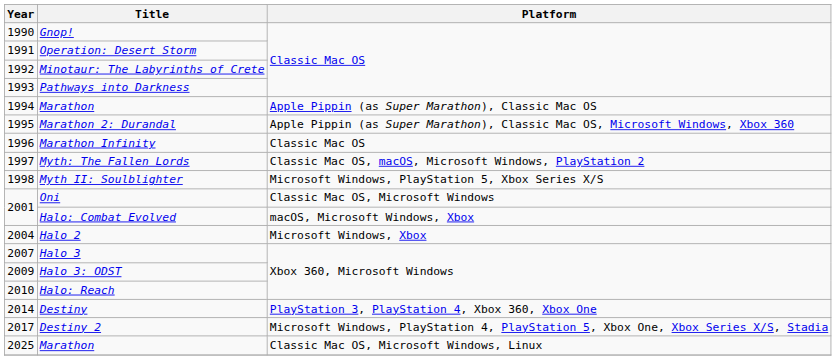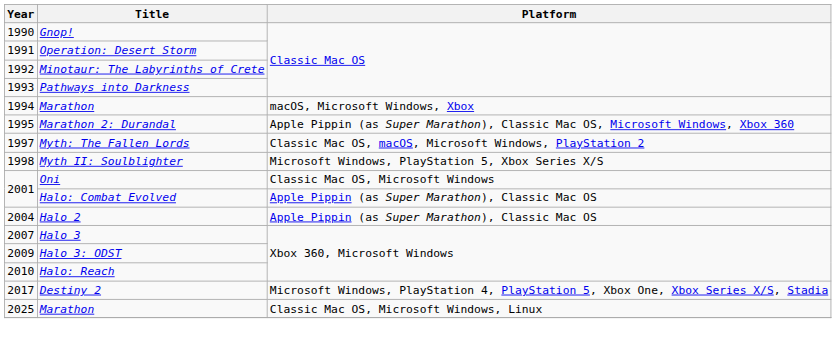(433, 106) Apple Pippin (as Super Marathon), Classic Mac OS -> (372, 106) macOS, Microsoft Windows, Xbox
- row: (21, 143)
(372, 216) macOS, Microsoft Windows, Xbox -> (433, 198) Apple Pippin (as Super Marathon), Classic Mac OS
(348, 235) Microsoft Windows, Xbox -> (433, 216) Apple Pippin (as Super Marathon), Classic Mac OS
- row: (21, 309)
